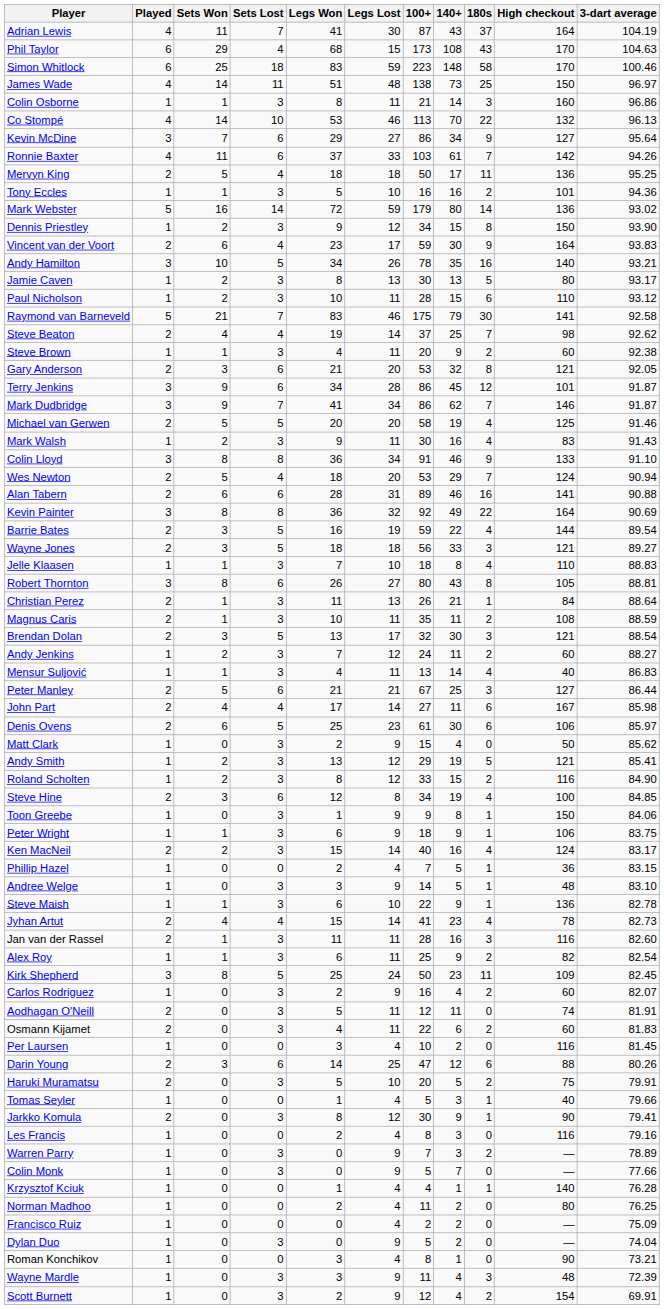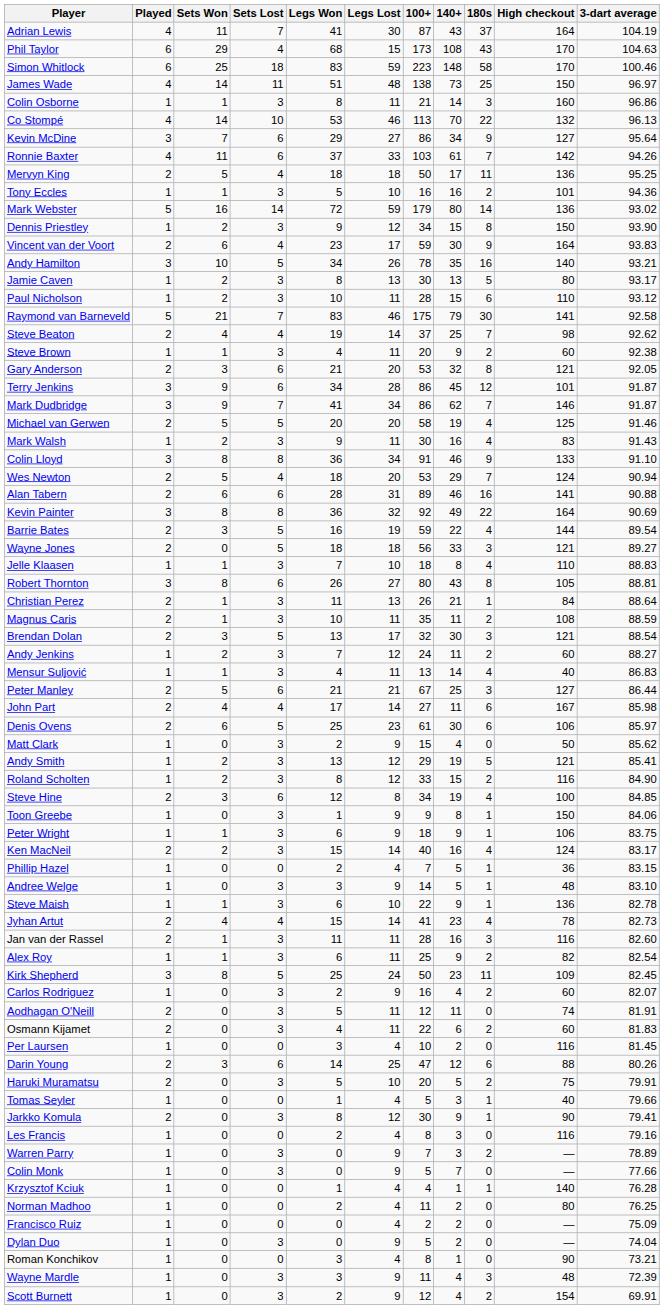(225, 548) 3 -> (225, 548) 0
